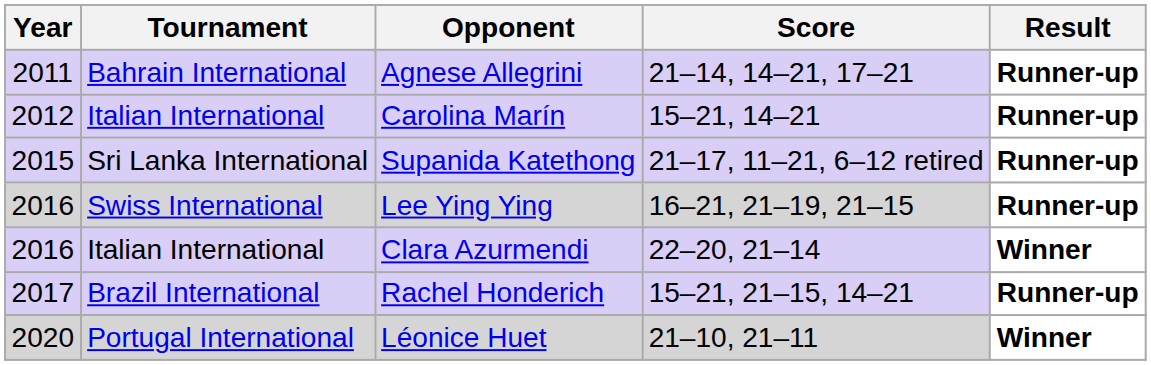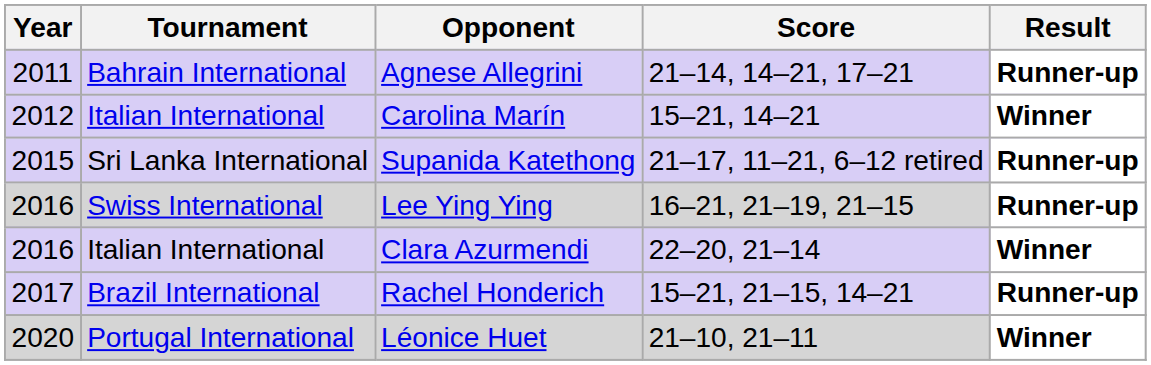(1068, 116) Runner-up -> (1044, 116) Winner
